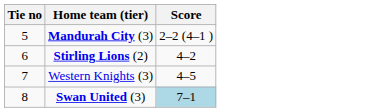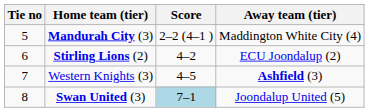+ column: (290, 14)
